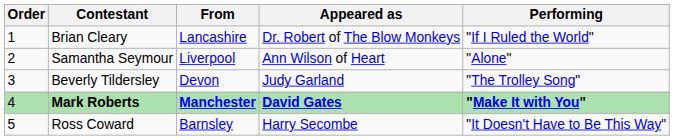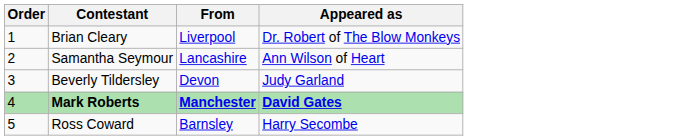- column: (566, 15)
(213, 37) Lancashire -> (207, 37) Liverpool
(207, 59) Liverpool -> (213, 59) Lancashire
